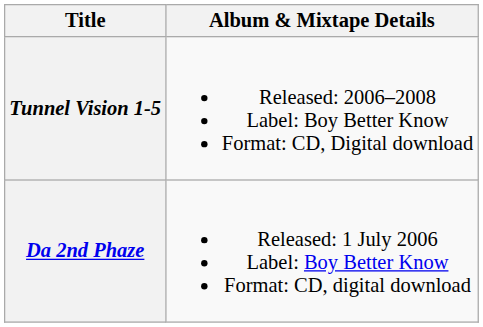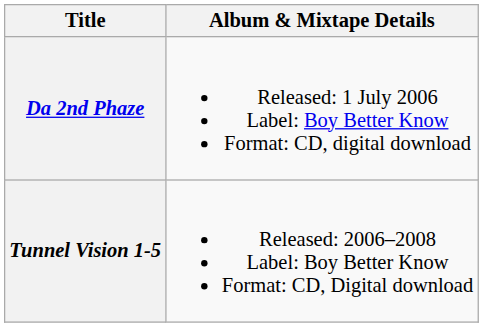rows swapped: (85, 250) <-> (85, 108)
